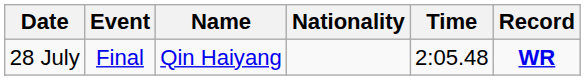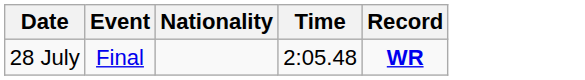- column: (221, 22)
